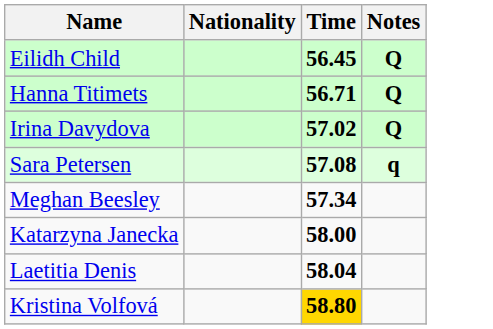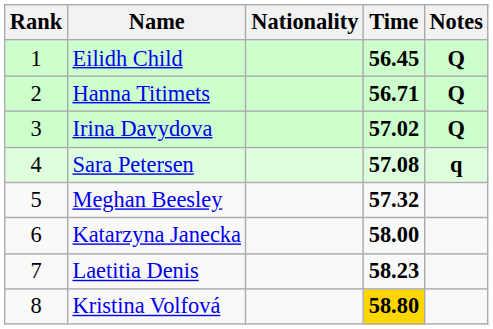+ column: (36, 22)
(331, 199) 57.34 -> (394, 199) 57.32
(331, 270) 58.04 -> (394, 270) 58.23
